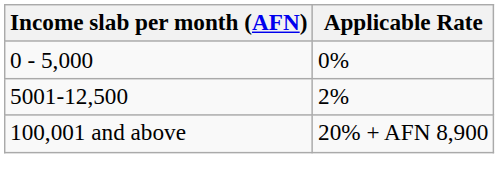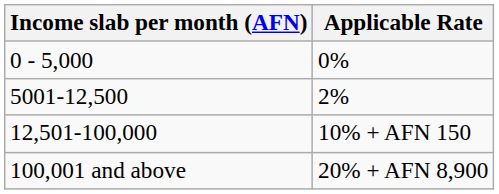+ row: (395, 133)
